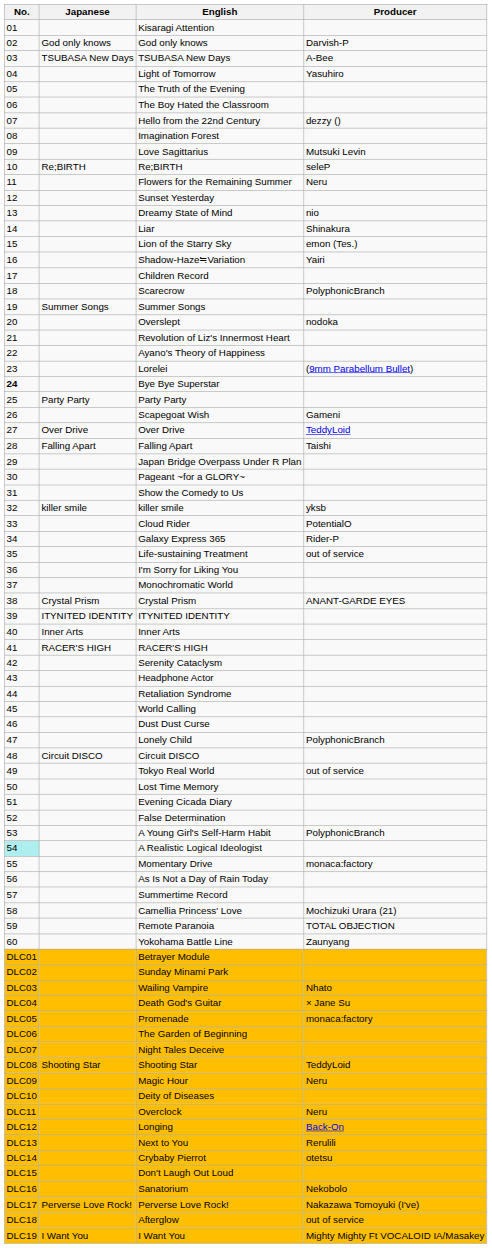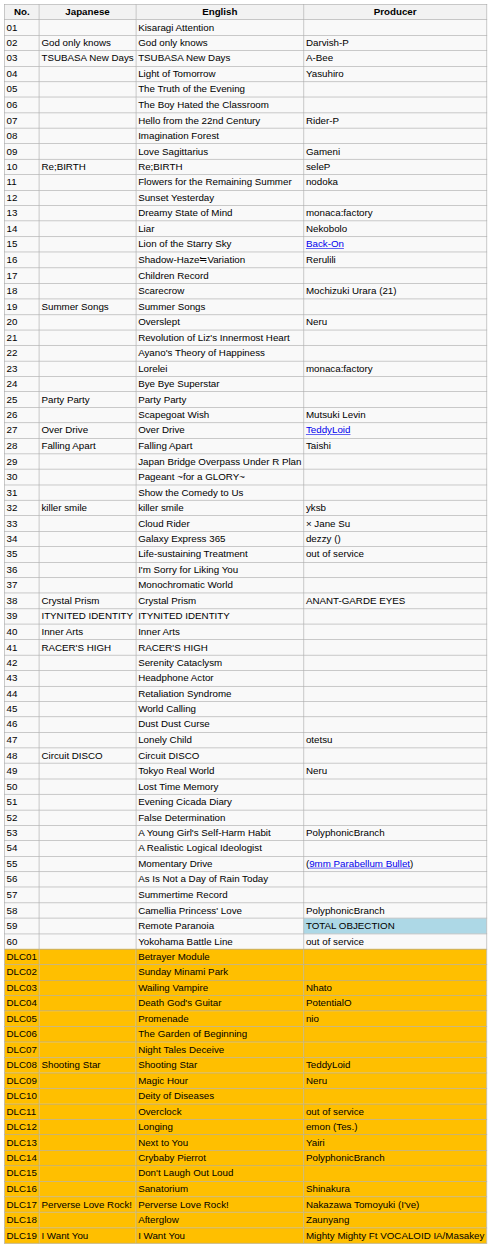(323, 120) dezzy () -> (322, 120) Rider-P
(336, 151) Mutsuki Levin -> (323, 151) Gameni
(317, 182) Neru -> (322, 182) nodoka
(312, 213) nio -> (339, 213) monaca:factory
(328, 228) Shinakura -> (327, 228) Nekobolo
(332, 244) emon (Tes.) -> (325, 244) Back-On
(315, 260) Yairi -> (321, 260) Rerulili
(345, 291) PolyphonicBranch -> (351, 291) Mochizuki Urara (21)
(322, 322) nodoka -> (317, 322) Neru
(360, 368) (9mm Parabellum Bullet) -> (339, 368) monaca:factory
(12, 384) bold -> (12, 384) normal
(323, 415) Gameni -> (336, 415) Mutsuki Levin
(329, 523) PotentialO -> (328, 523) × Jane Su
(322, 539) Rider-P -> (323, 539) dezzy ()
(345, 740) PolyphonicBranch -> (319, 740) otetsu
(335, 771) out of service -> (317, 771) Neru
(12, 848) paleturquoise background -> (12, 848) no background
(339, 864) monaca:factory -> (360, 864) (9mm Parabellum Bullet)
(351, 910) Mochizuki Urara (21) -> (345, 910) PolyphonicBranch
(350, 926) no background -> (350, 926) lightblue background
(328, 941) Zaunyang -> (335, 941) out of service
(328, 1003) × Jane Su -> (329, 1003) PotentialO
(339, 1018) monaca:factory -> (312, 1018) nio
(317, 1111) Neru -> (335, 1111) out of service
(325, 1127) Back-On -> (332, 1127) emon (Tes.)
(321, 1142) Rerulili -> (315, 1142) Yairi
(319, 1158) otetsu -> (345, 1158) PolyphonicBranch
(327, 1189) Nekobolo -> (328, 1189) Shinakura
(335, 1220) out of service -> (328, 1220) Zaunyang
